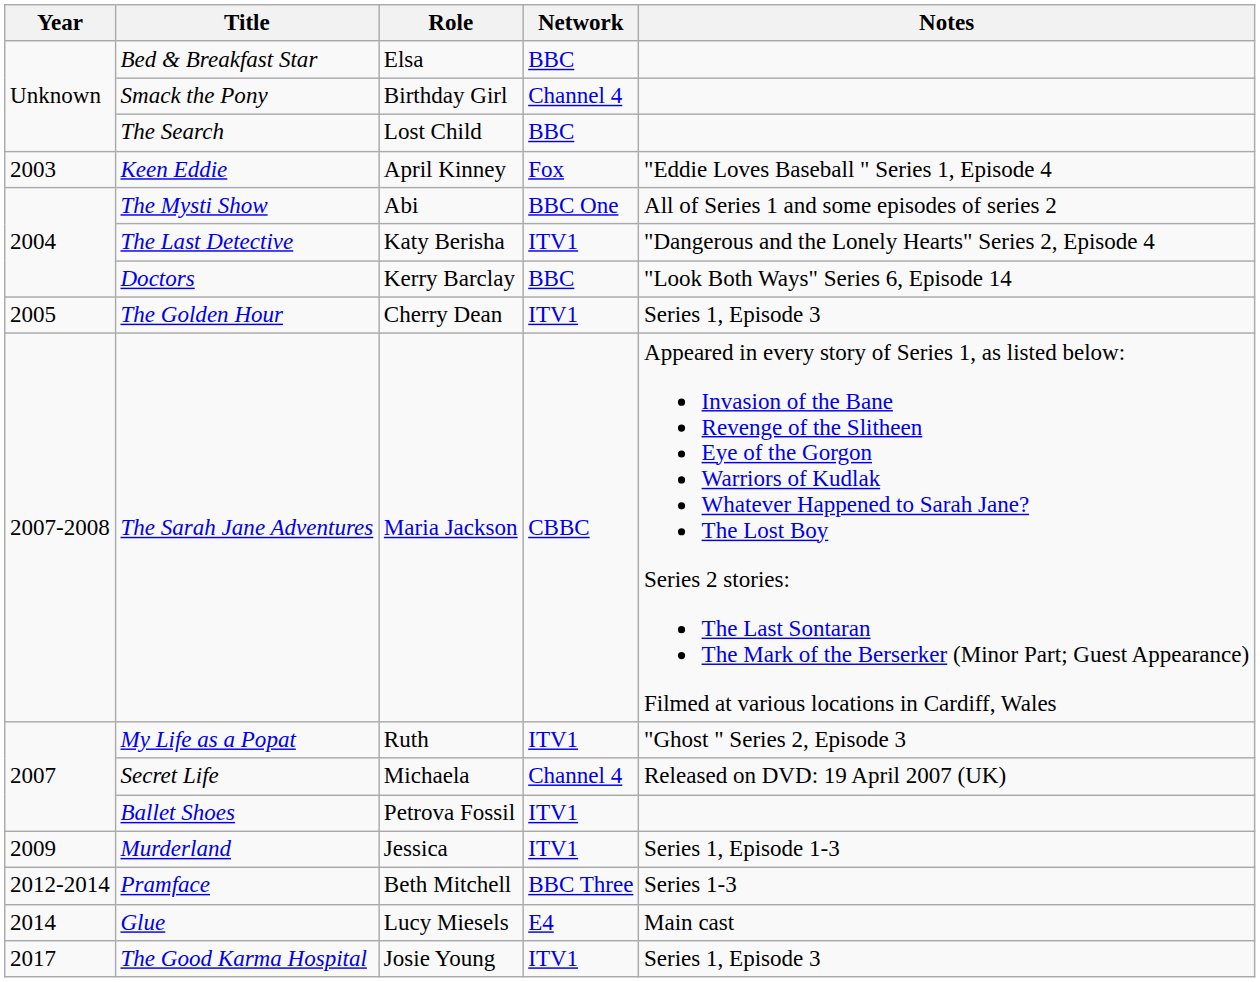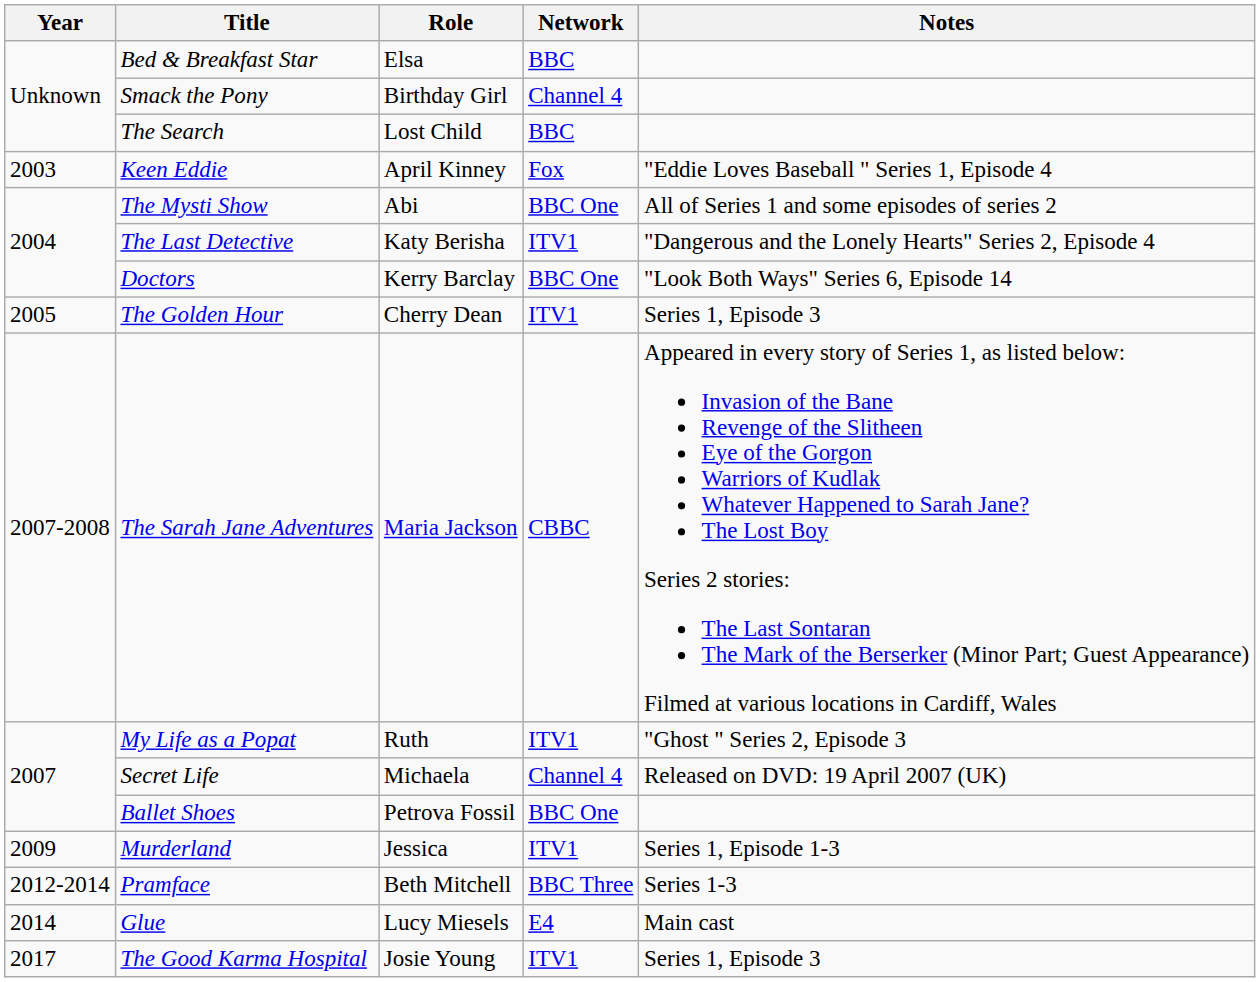(551, 278) BBC -> (573, 278) BBC One
(553, 812) ITV1 -> (573, 812) BBC One
